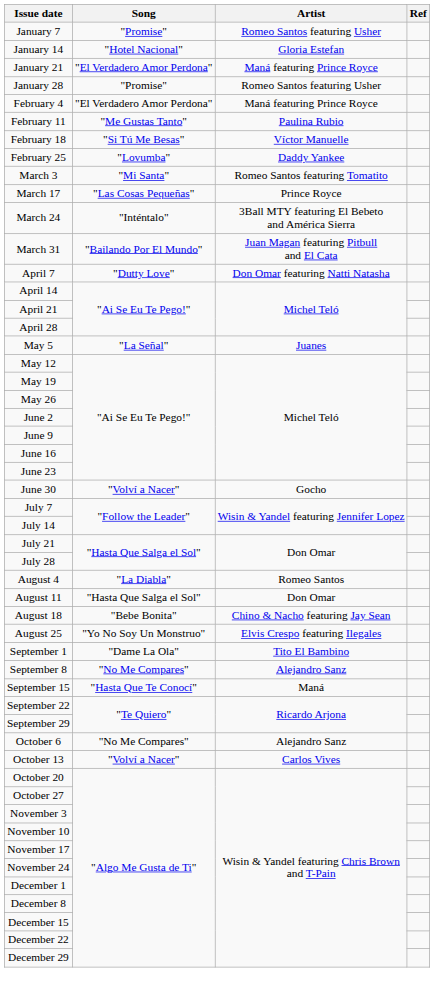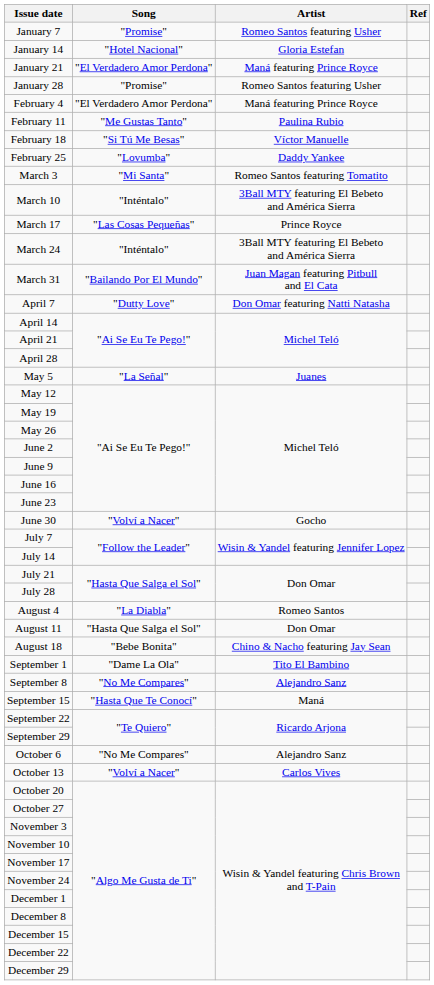+ row: (38, 200)
- row: (38, 633)
